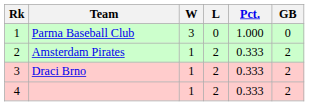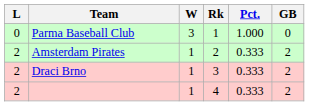columns swapped: (17, 14) <-> (216, 14)
